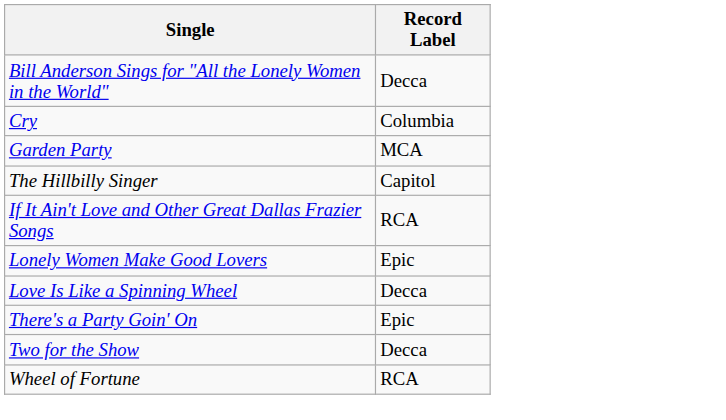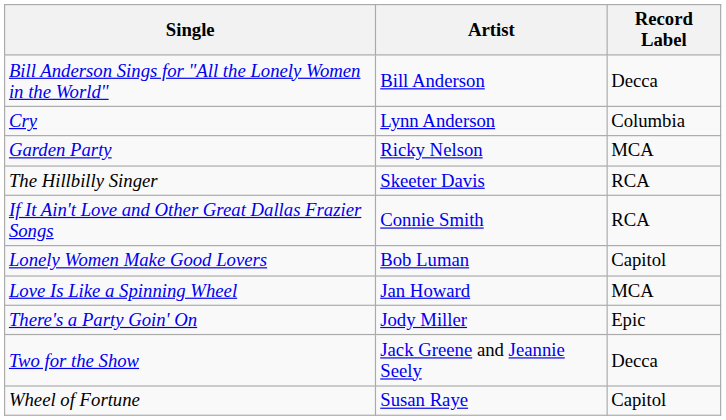+ column: (491, 29)
(408, 180) Capitol -> (630, 180) RCA
(397, 260) Epic -> (639, 260) Capitol
(404, 290) Decca -> (632, 290) MCA
(399, 379) RCA -> (639, 400) Capitol
